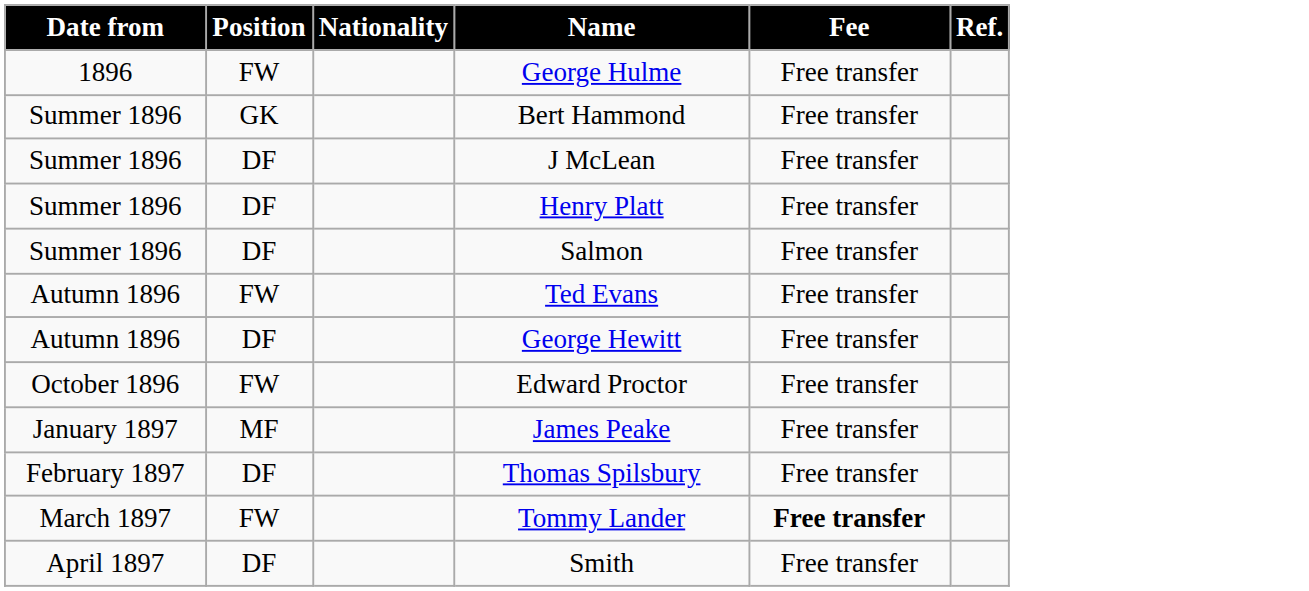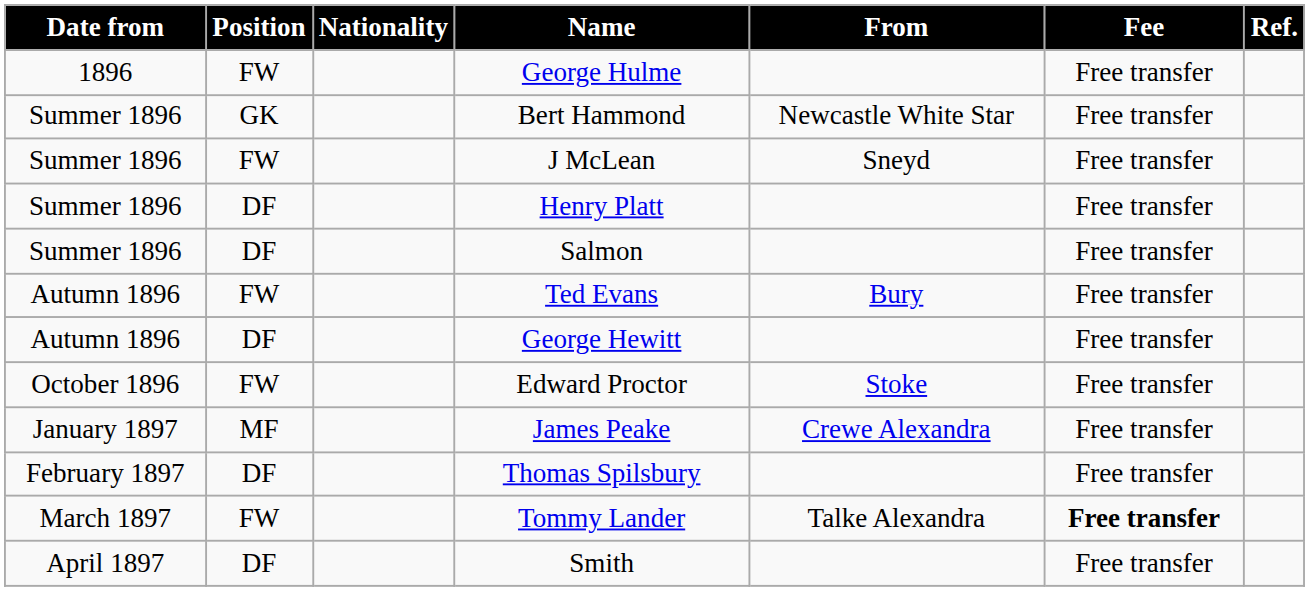+ column: (896, 27)
(259, 161) DF -> (259, 161) FW
